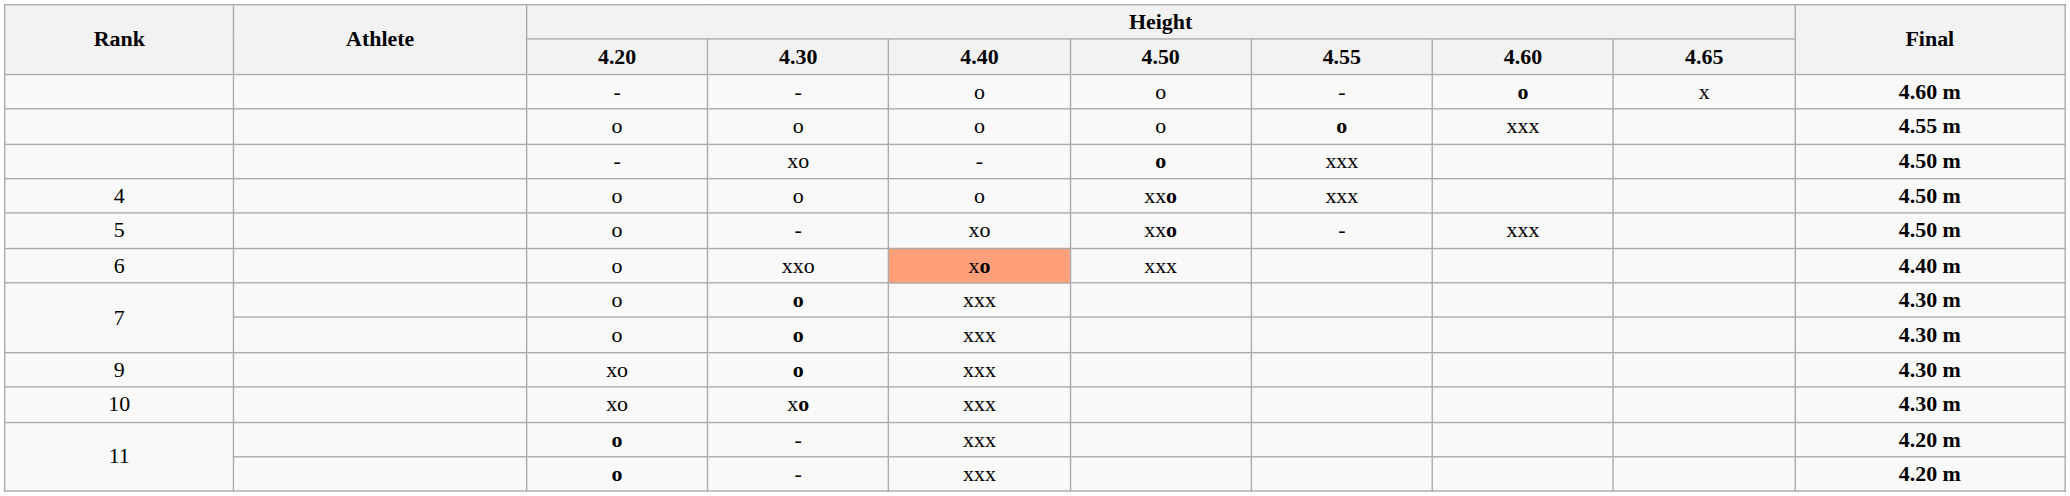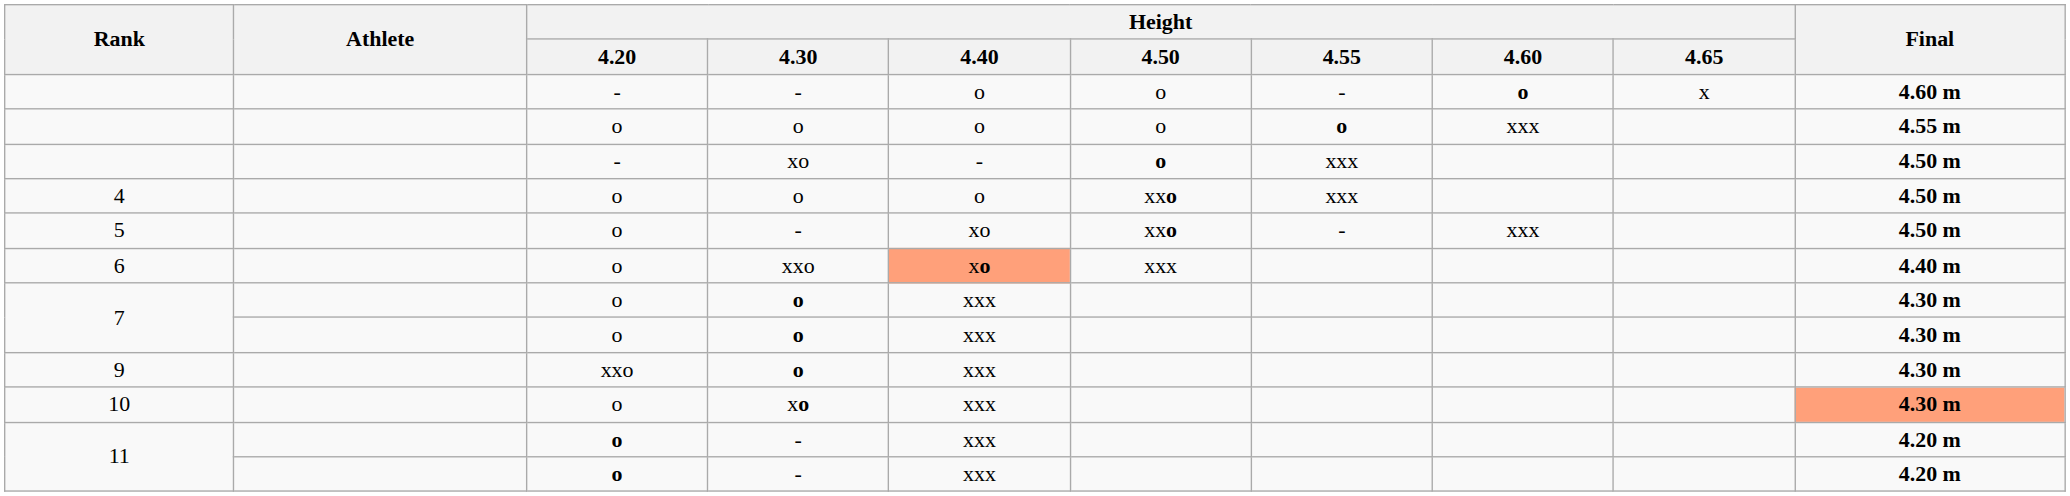(617, 369) xo -> (617, 369) xxo
(617, 404) xo -> (617, 404) o
(1930, 404) no background -> (1930, 404) lightsalmon background
